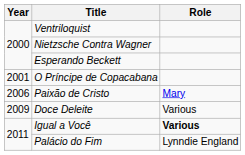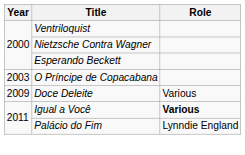(18, 77) 2001 -> (18, 77) 2003
- row: (72, 93)
